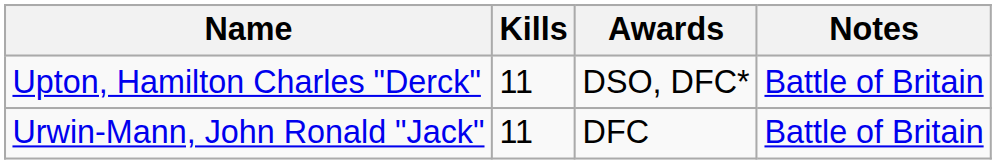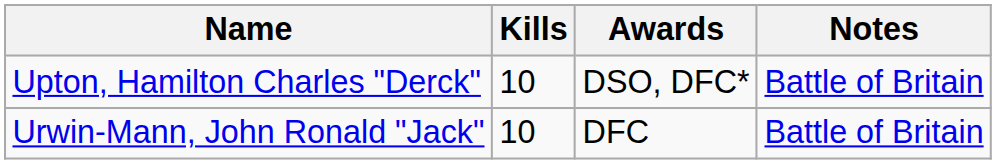(516, 81) 11 -> (517, 81) 10
(516, 132) 11 -> (517, 132) 10
